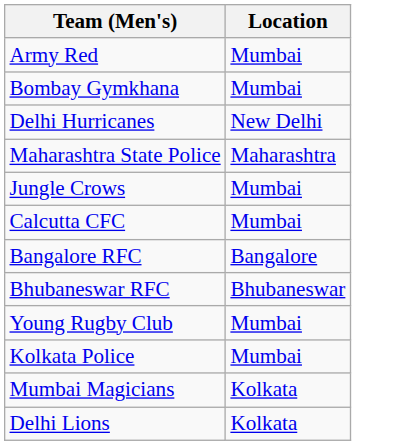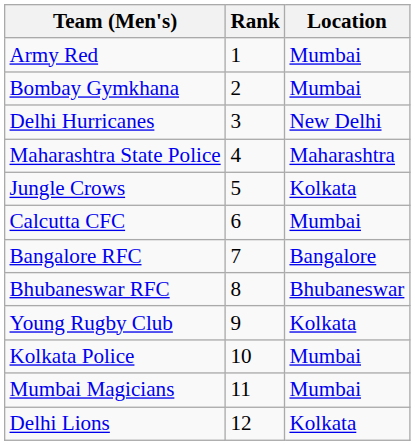+ column: (255, 21)
(266, 188) Mumbai -> (323, 188) Kolkata
(266, 322) Mumbai -> (323, 322) Kolkata
(264, 389) Kolkata -> (325, 389) Mumbai
